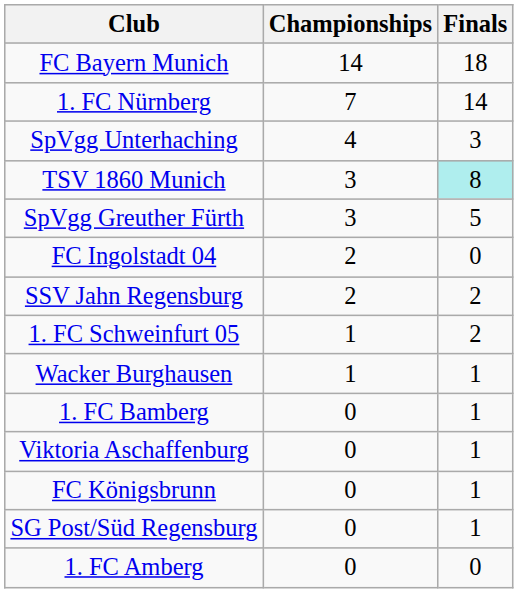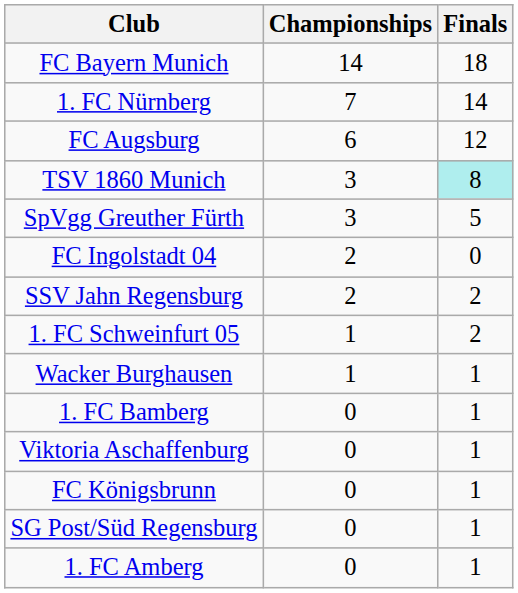+ row: (134, 140)
- row: (134, 140)
(475, 567) 0 -> (475, 567) 1
